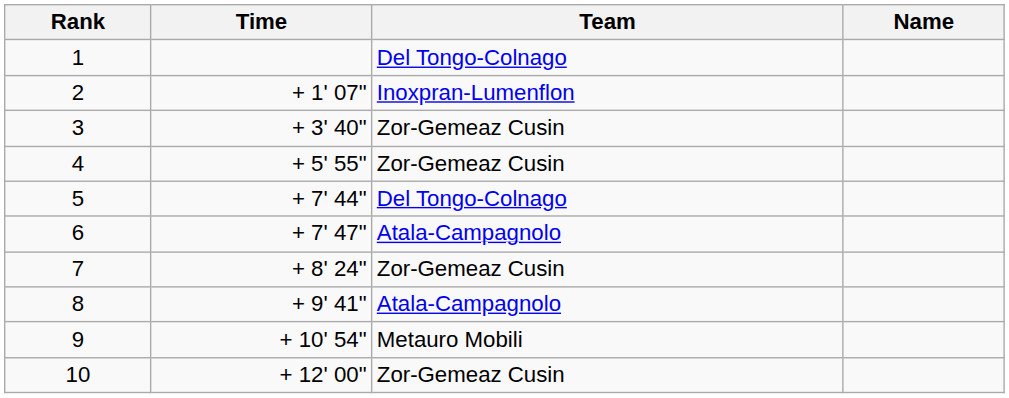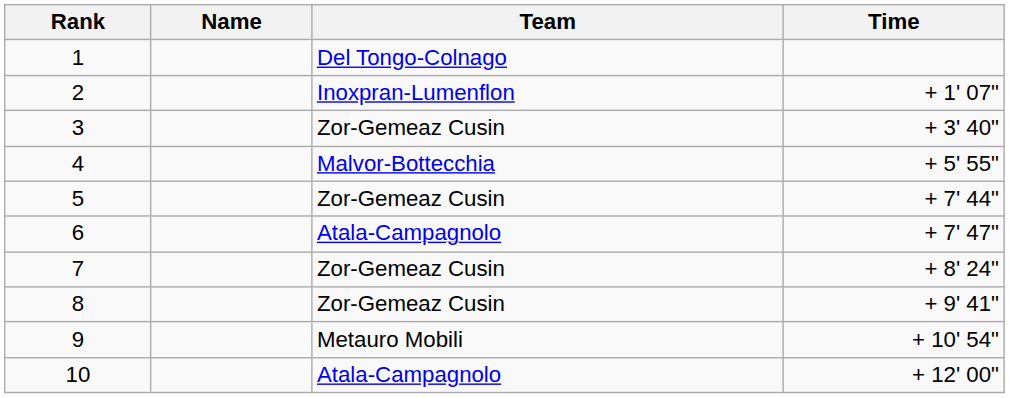columns swapped: (924, 22) <-> (261, 22)
(471, 163) Zor-Gemeaz Cusin -> (406, 163) Malvor-Bottecchia
(472, 198) Del Tongo-Colnago -> (411, 198) Zor-Gemeaz Cusin
(469, 304) Atala-Campagnolo -> (411, 304) Zor-Gemeaz Cusin
(471, 374) Zor-Gemeaz Cusin -> (409, 374) Atala-Campagnolo
